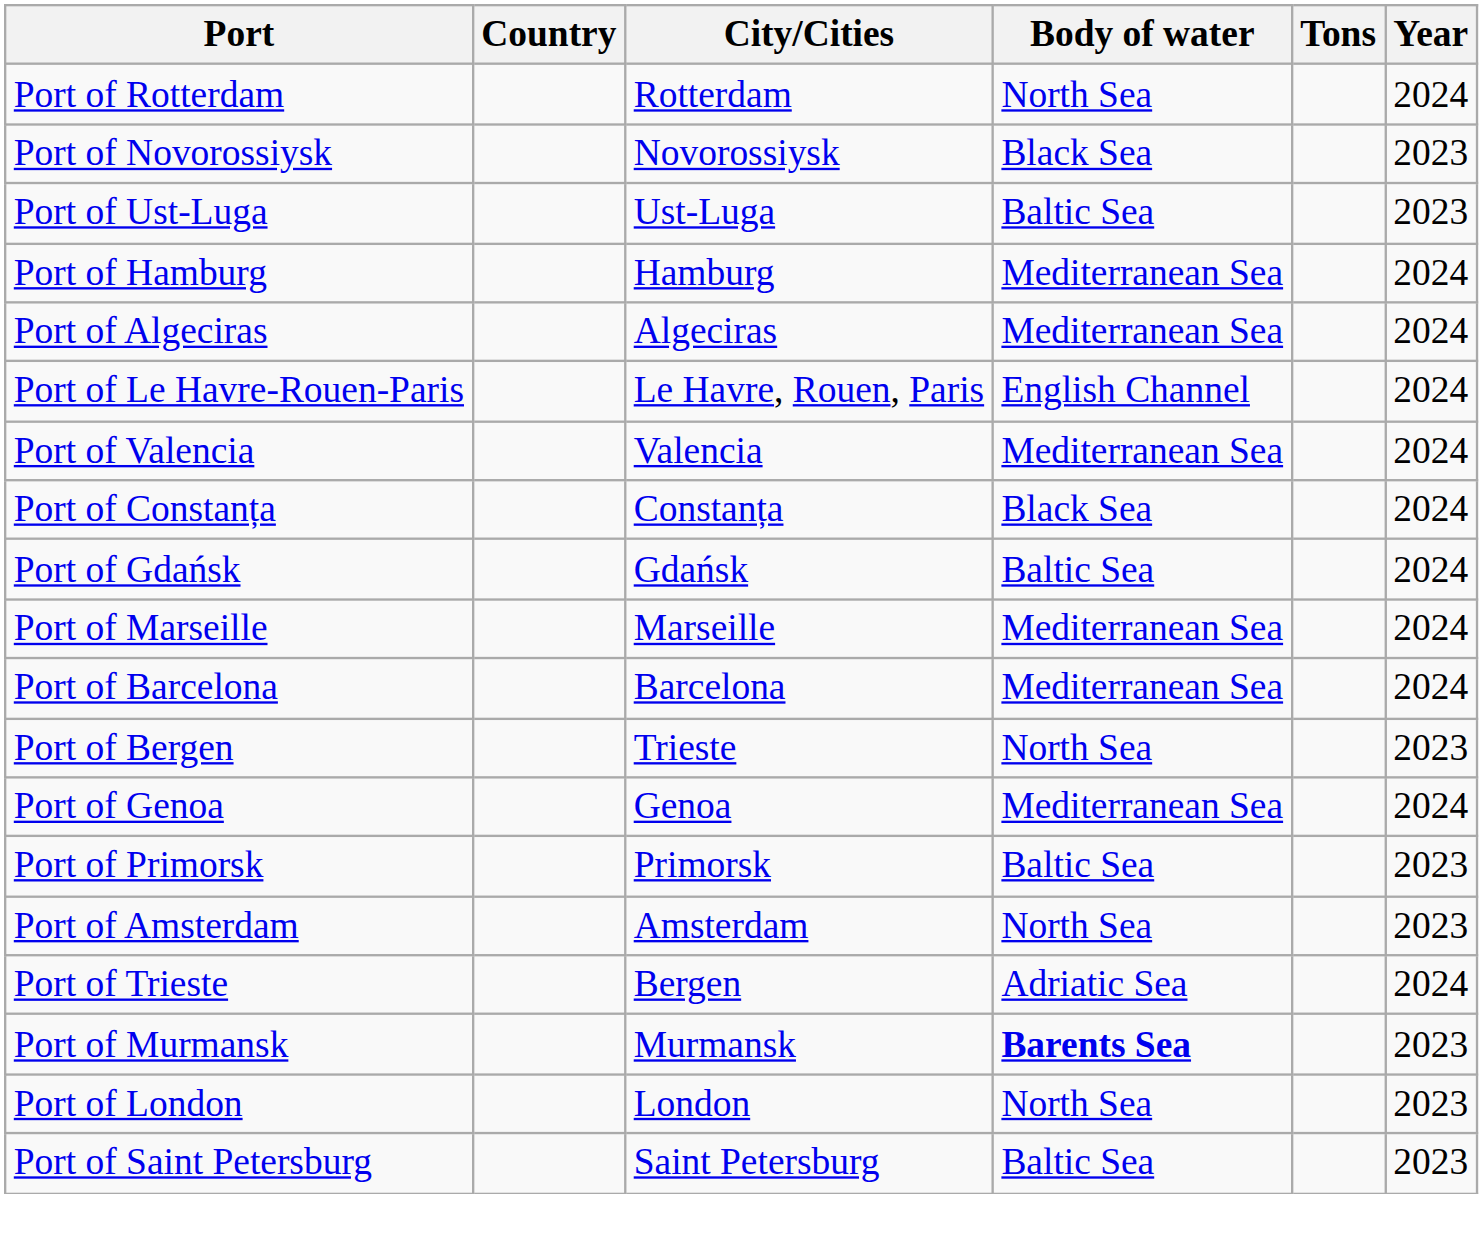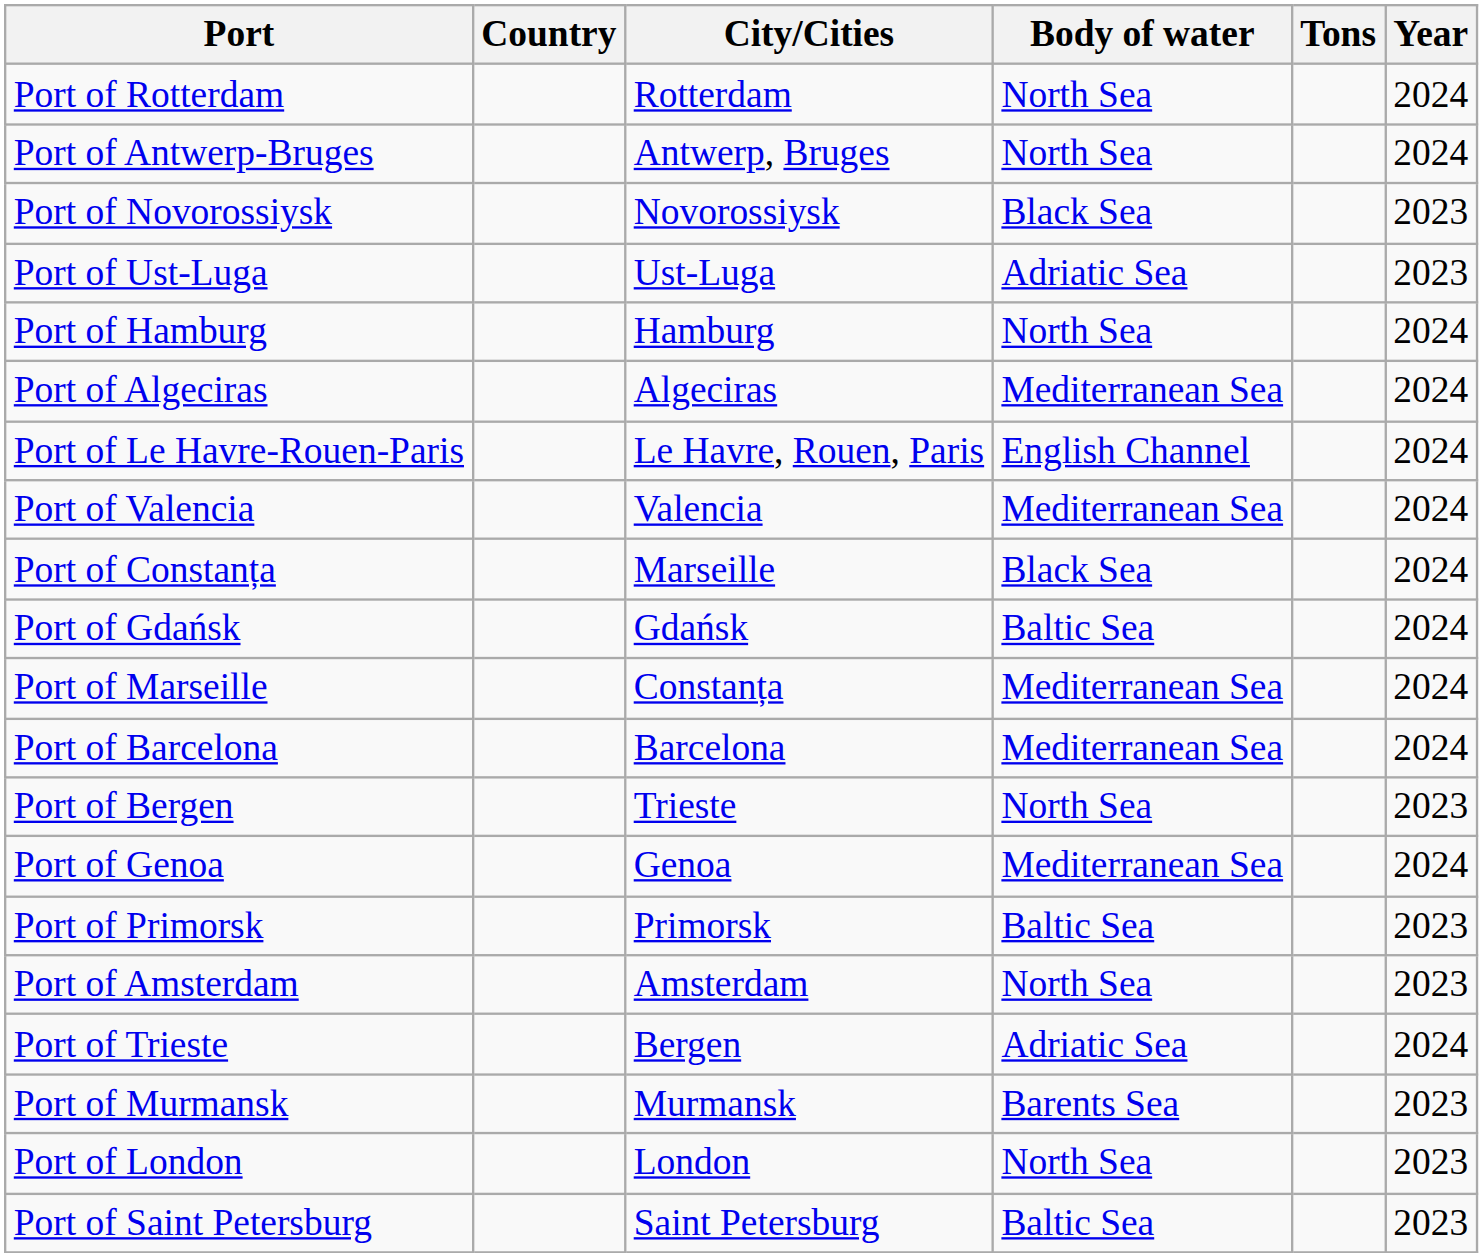+ row: (194, 152)
(1078, 212) Baltic Sea -> (1094, 271) Adriatic Sea
(1142, 271) Mediterranean Sea -> (1077, 331) North Sea
(709, 509) Constanța -> (704, 568) Marseille
(704, 627) Marseille -> (709, 687) Constanța
(1096, 1043) bold -> (1090, 1102) normal
